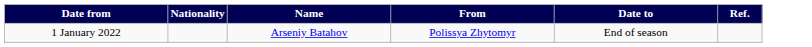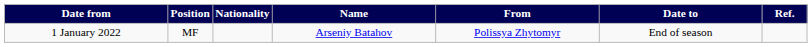+ column: (190, 14)
